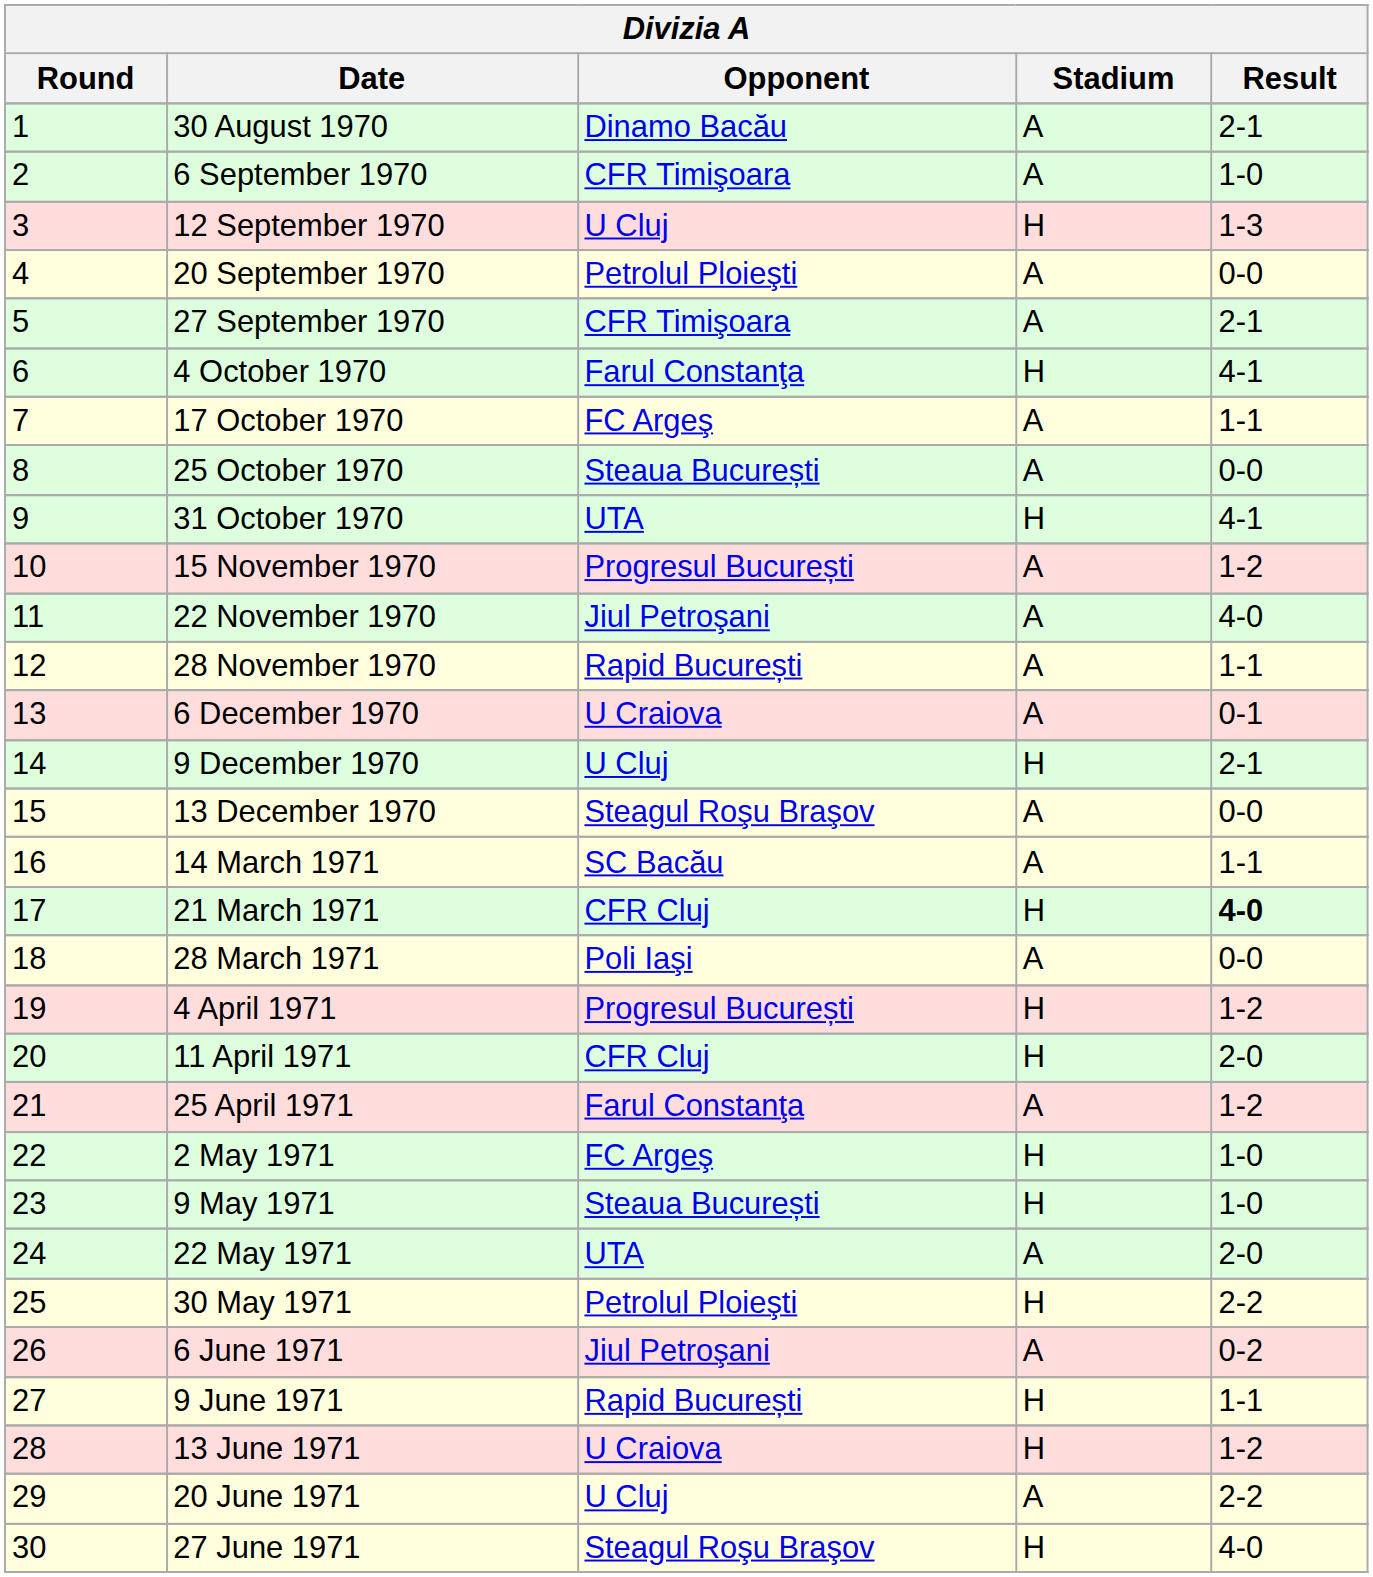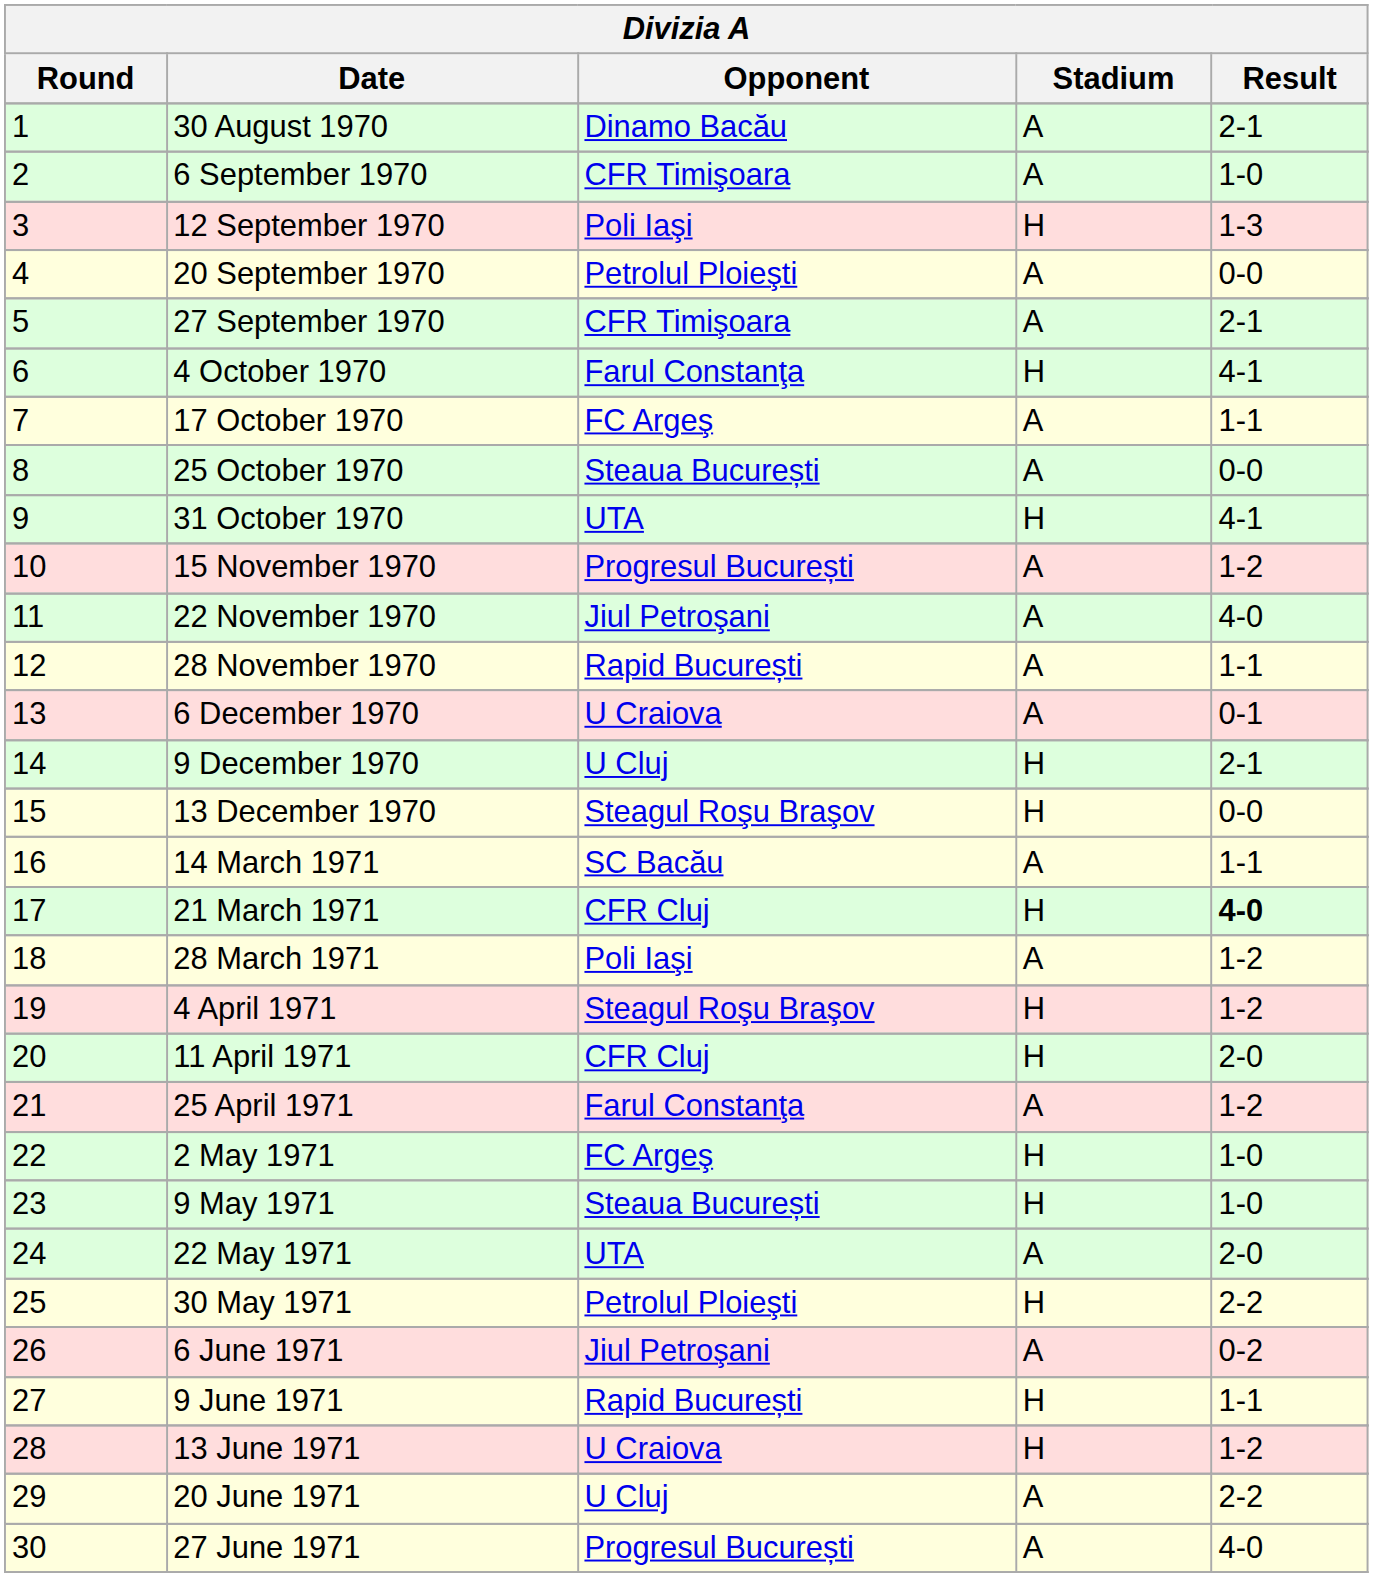(626, 224) U Cluj -> (639, 224) Poli Iaşi
(1033, 812) A -> (1034, 812) H
(1241, 959) 0-0 -> (1241, 959) 1-2
(719, 1008) Progresul București -> (729, 1008) Steagul Roşu Braşov
(729, 1547) Steagul Roşu Braşov -> (719, 1547) Progresul București
(1034, 1547) H -> (1033, 1547) A
